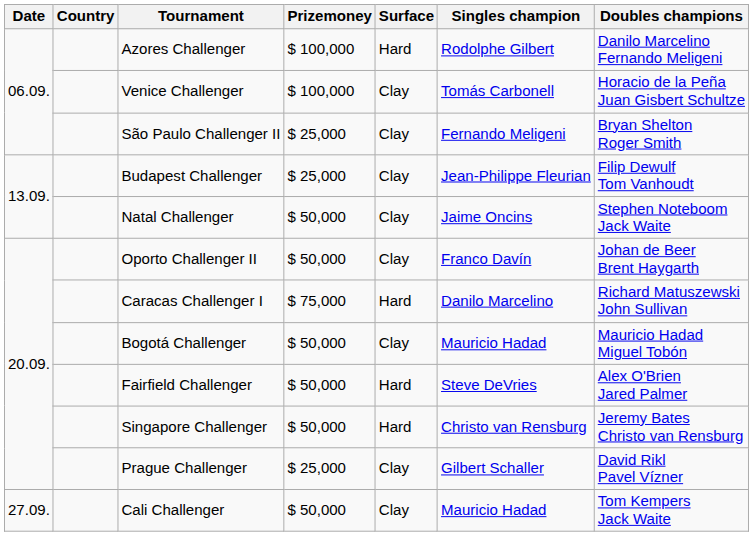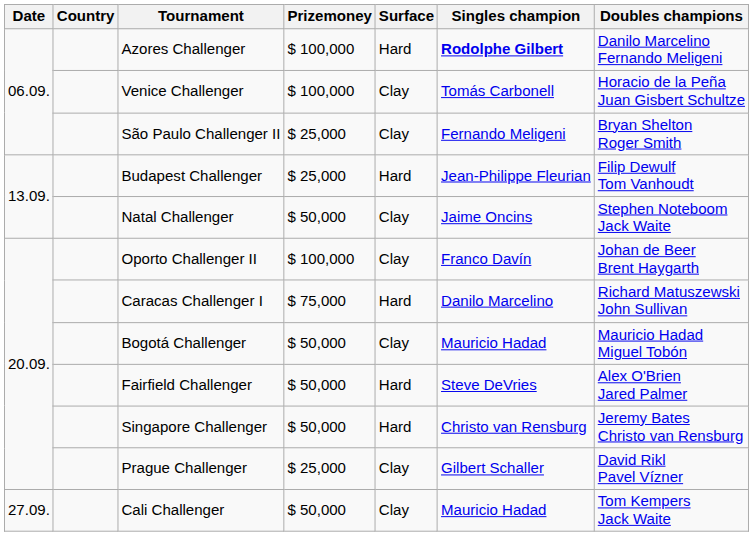(498, 49) normal -> (502, 49) bold
(394, 175) Clay -> (395, 175) Hard
(317, 258) $ 50,000 -> (321, 258) $ 100,000
